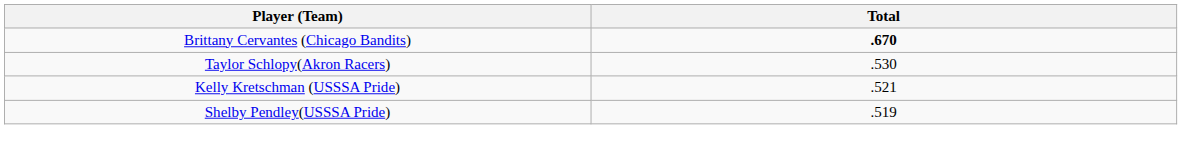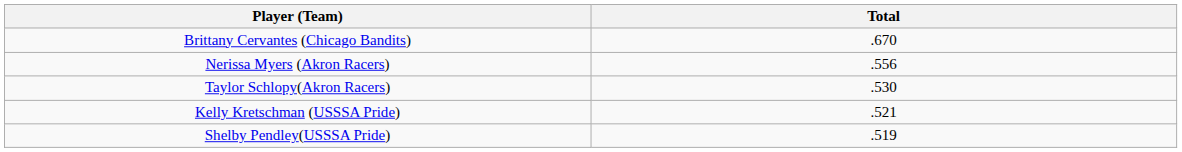(884, 40) bold -> (884, 40) normal
+ row: (298, 64)
